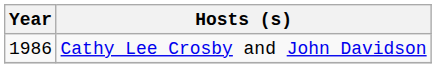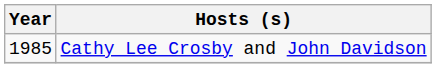(31, 49) 1986 -> (31, 49) 1985
